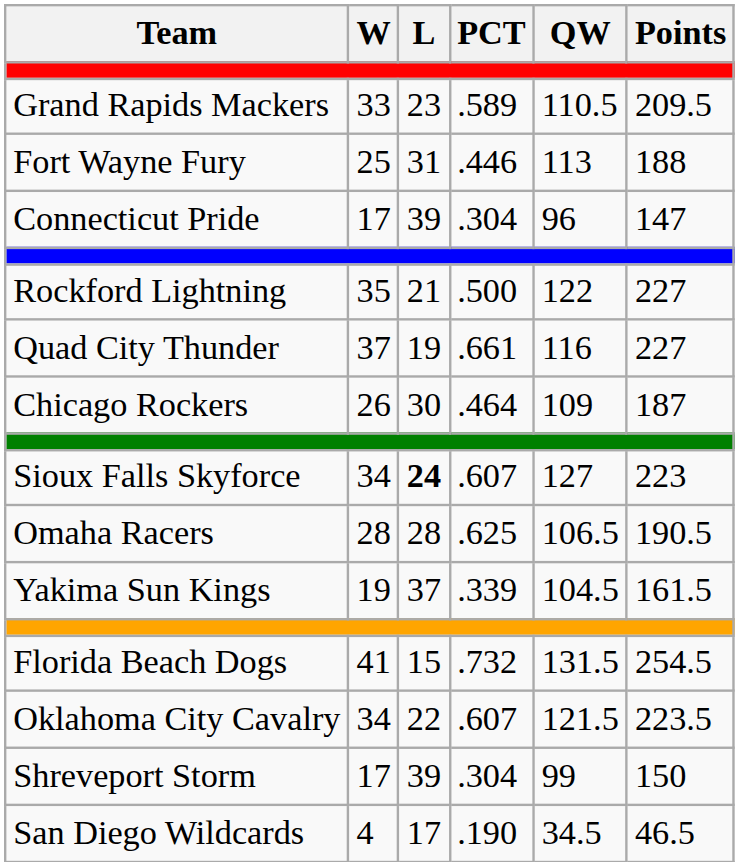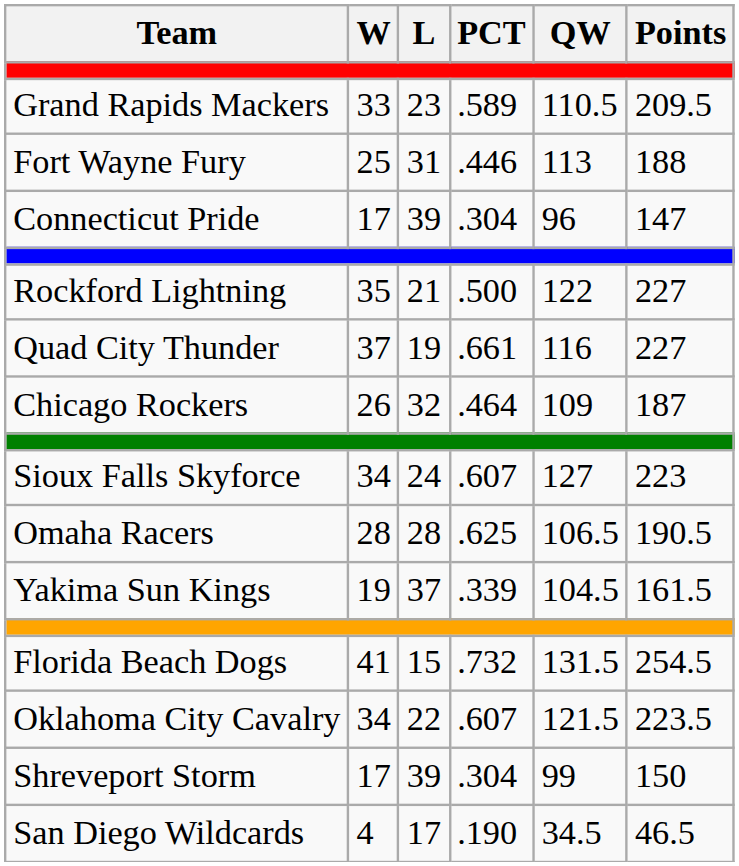(424, 404) 30 -> (424, 404) 32
(424, 477) bold -> (424, 477) normal
